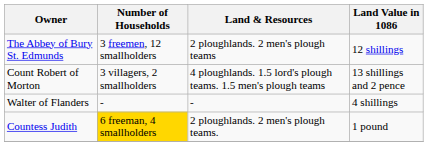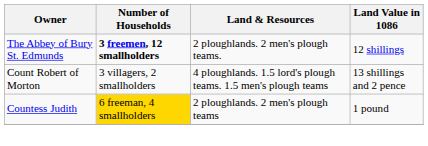(130, 49) normal -> (131, 49) bold
(257, 49) 2 ploughlands. 2 men's plough teams -> (260, 49) 2 ploughlands. 2 men's plough teams.
- row: (48, 103)
(257, 126) 2 ploughlands. 2 men's plough teams. -> (260, 109) 2 ploughlands. 2 men's plough teams
